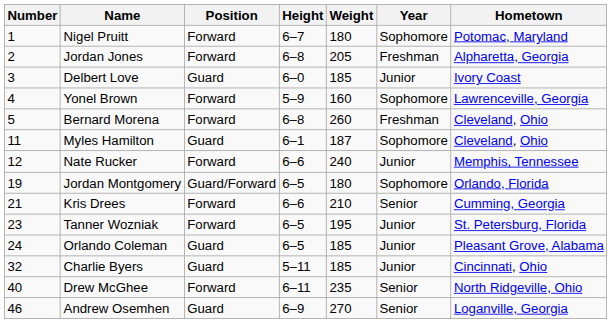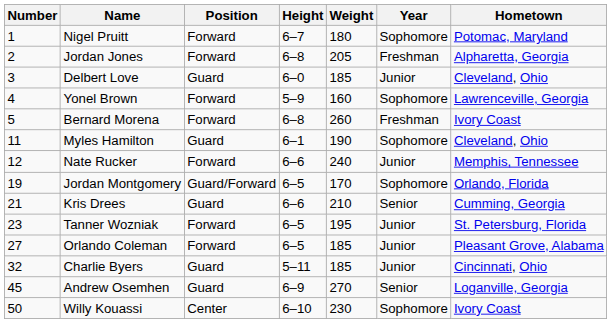(487, 78) Ivory Coast -> (501, 78) Cleveland, Ohio
(501, 120) Cleveland, Ohio -> (487, 120) Ivory Coast
(341, 141) 187 -> (341, 141) 190
(341, 183) 180 -> (341, 183) 170
(211, 203) Forward -> (206, 203) Guard
(15, 245) 24 -> (15, 245) 27
(206, 245) Guard -> (211, 245) Forward
- row: (106, 287)
(15, 308) 46 -> (15, 287) 45
+ row: (103, 308)
